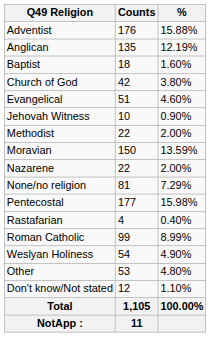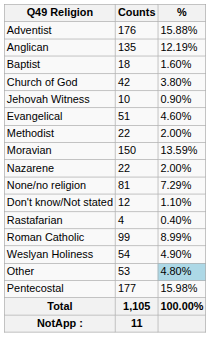rows swapped: (35, 99) <-> (48, 116)
rows swapped: (35, 202) <-> (60, 289)
(176, 271) no background -> (176, 271) lightblue background
